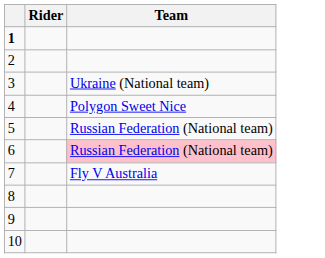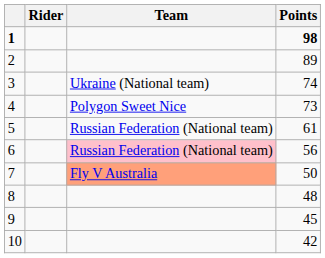+ column: (298, 15)
(114, 173) no background -> (114, 173) lightsalmon background
